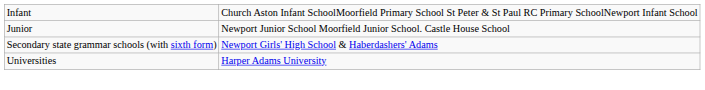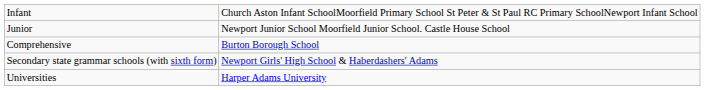+ row: (39, 45)
